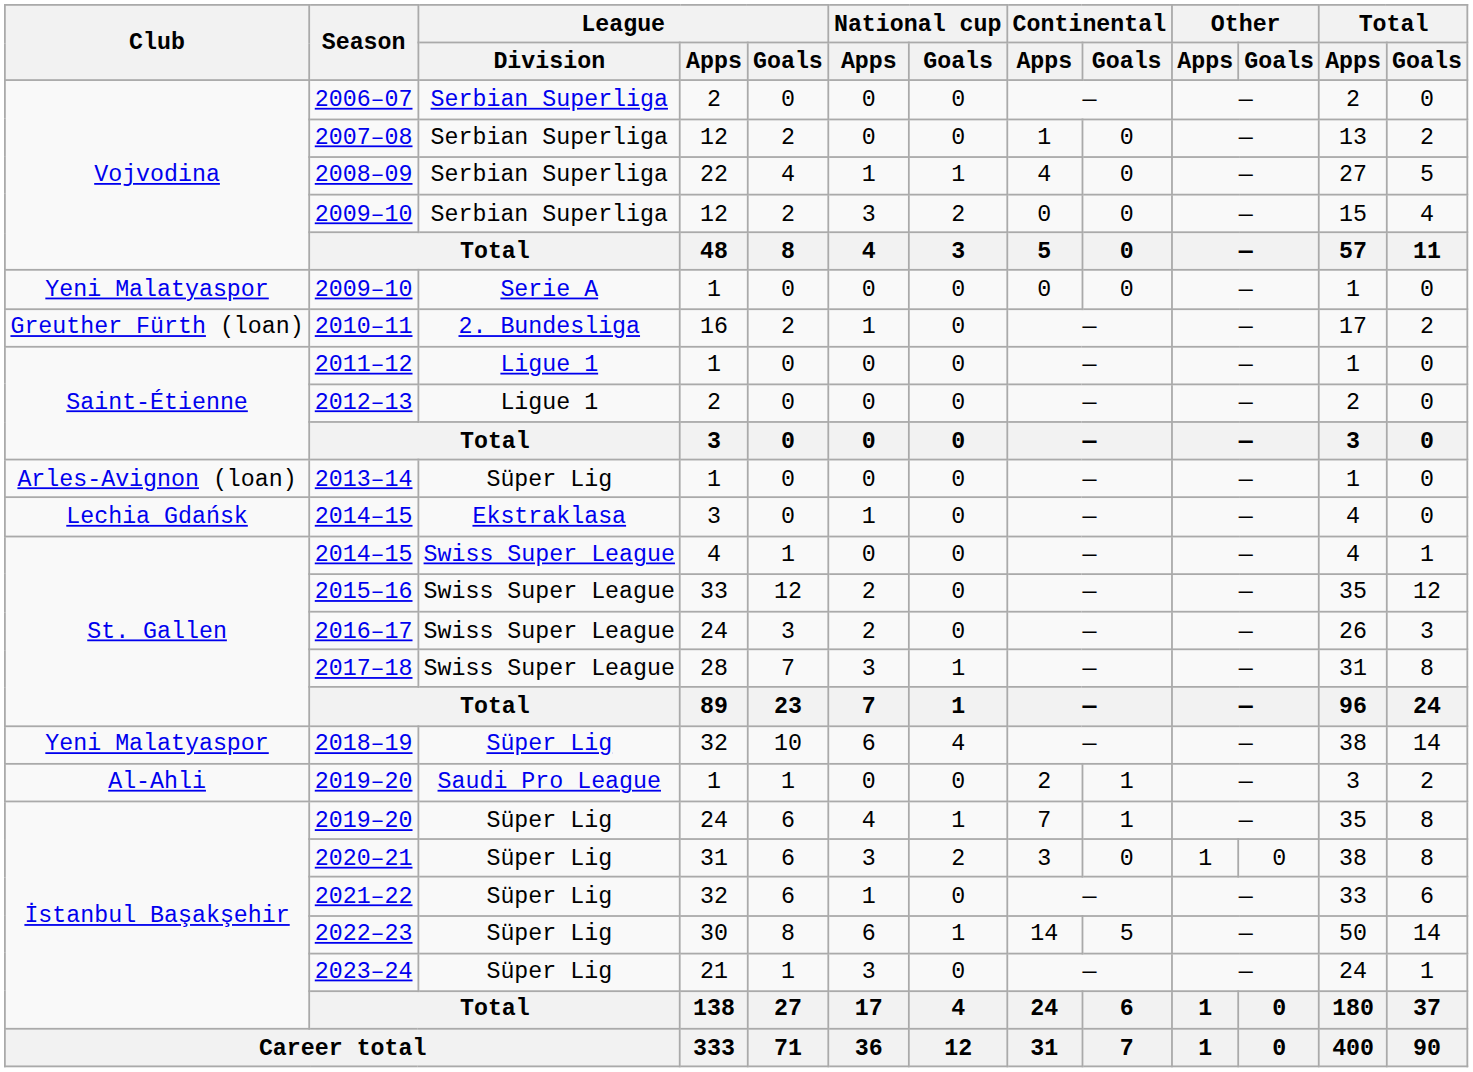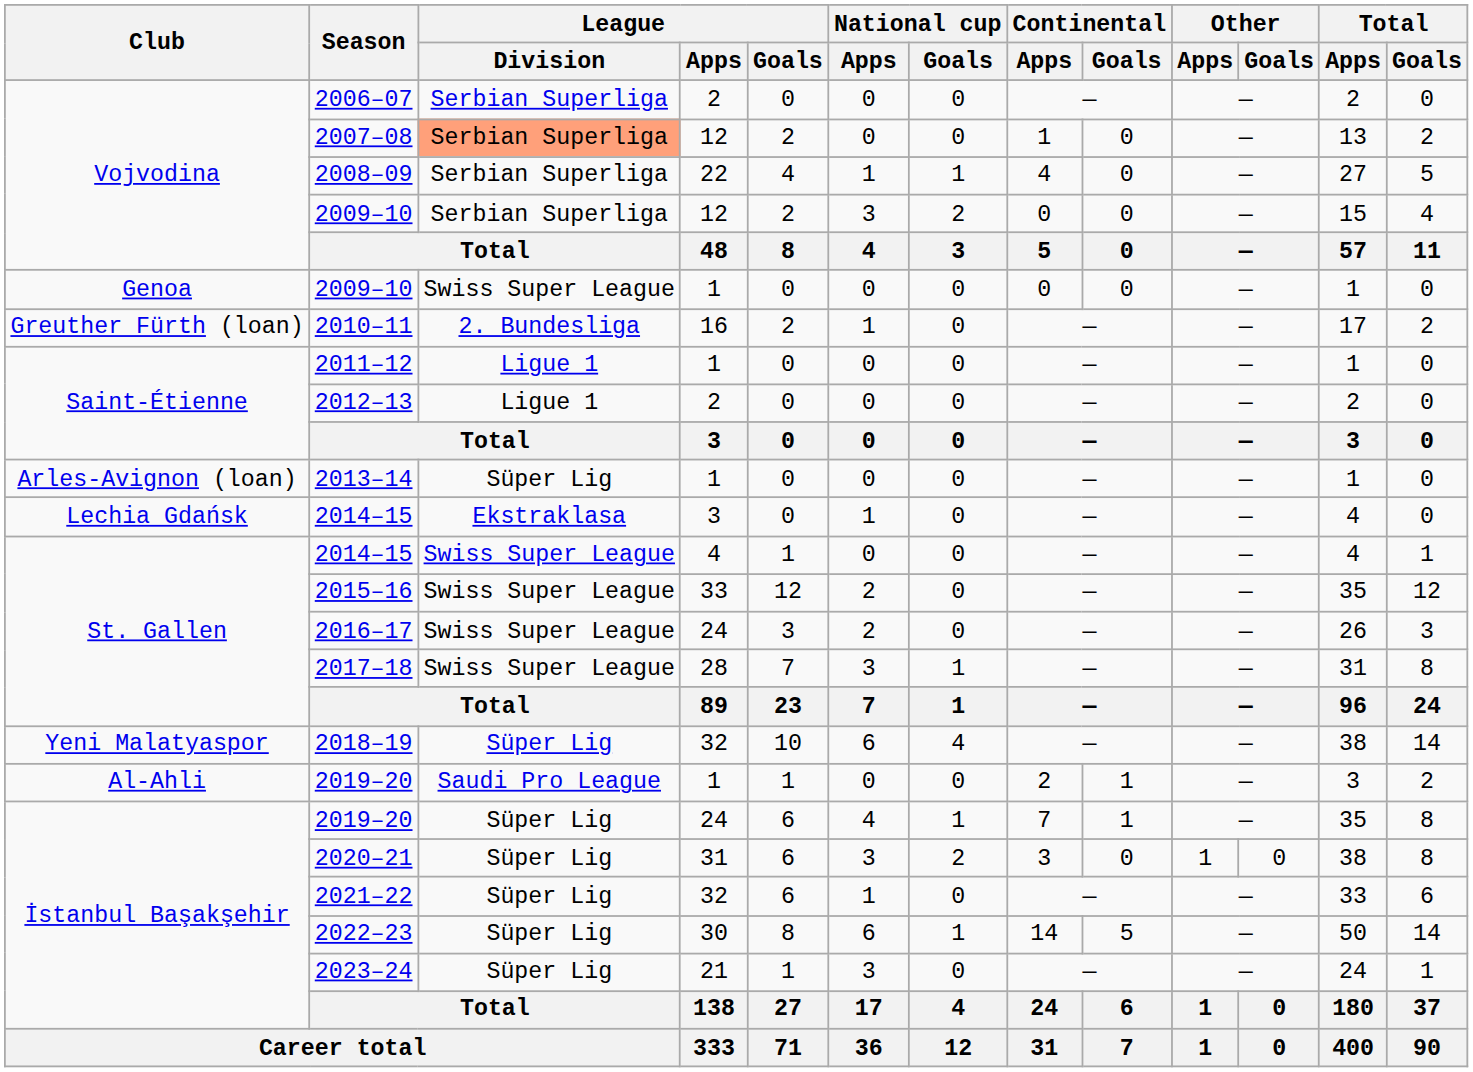(549, 138) no background -> (549, 138) lightsalmon background
(157, 289) Yeni Malatyaspor -> (157, 289) Genoa
(549, 289) Serie A -> (549, 289) Swiss Super League
